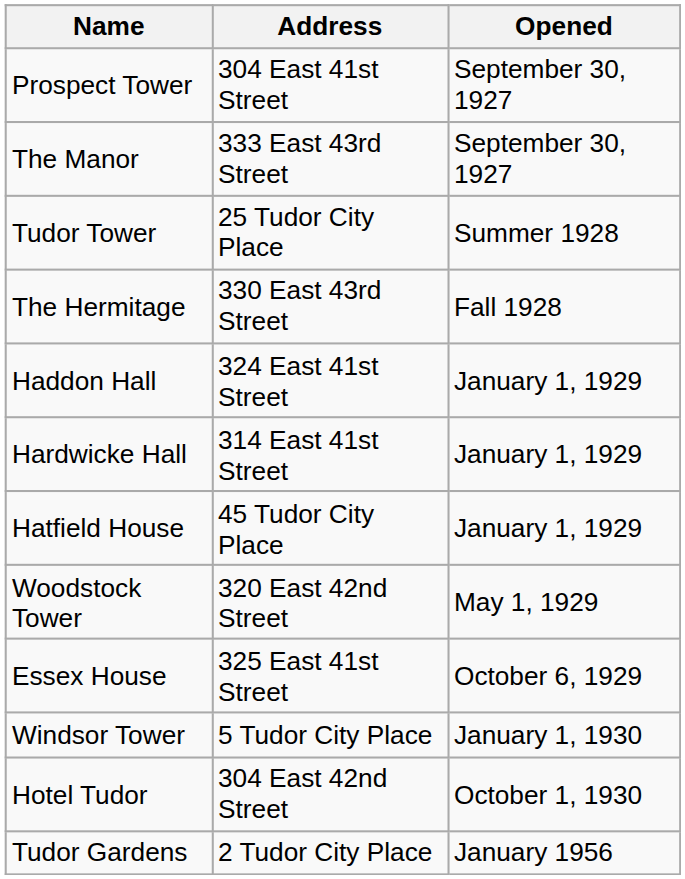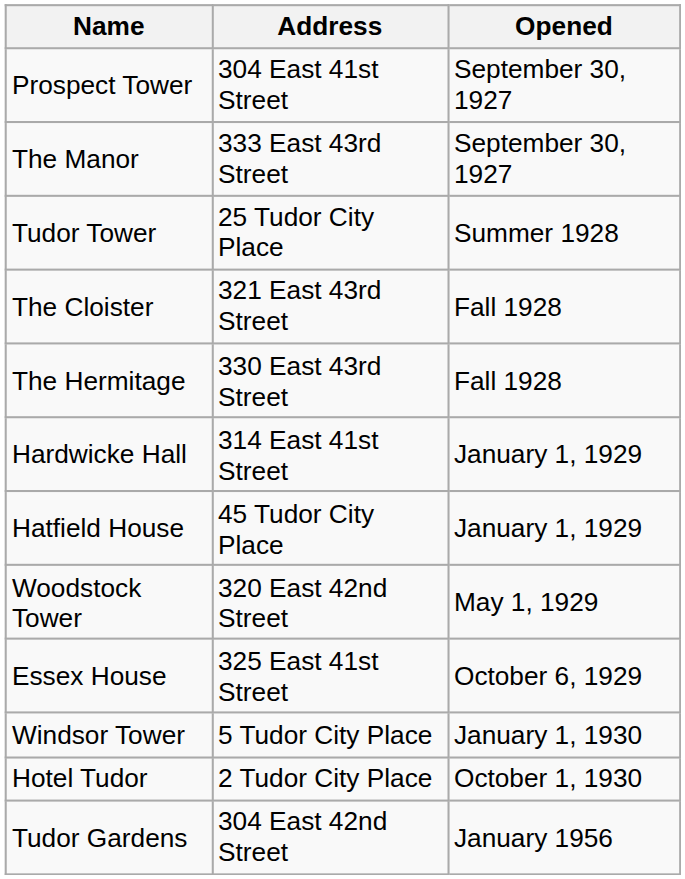+ row: (83, 306)
- row: (84, 380)
(303, 794) 304 East 42nd Street -> (325, 778) 2 Tudor City Place
(325, 852) 2 Tudor City Place -> (303, 837) 304 East 42nd Street
